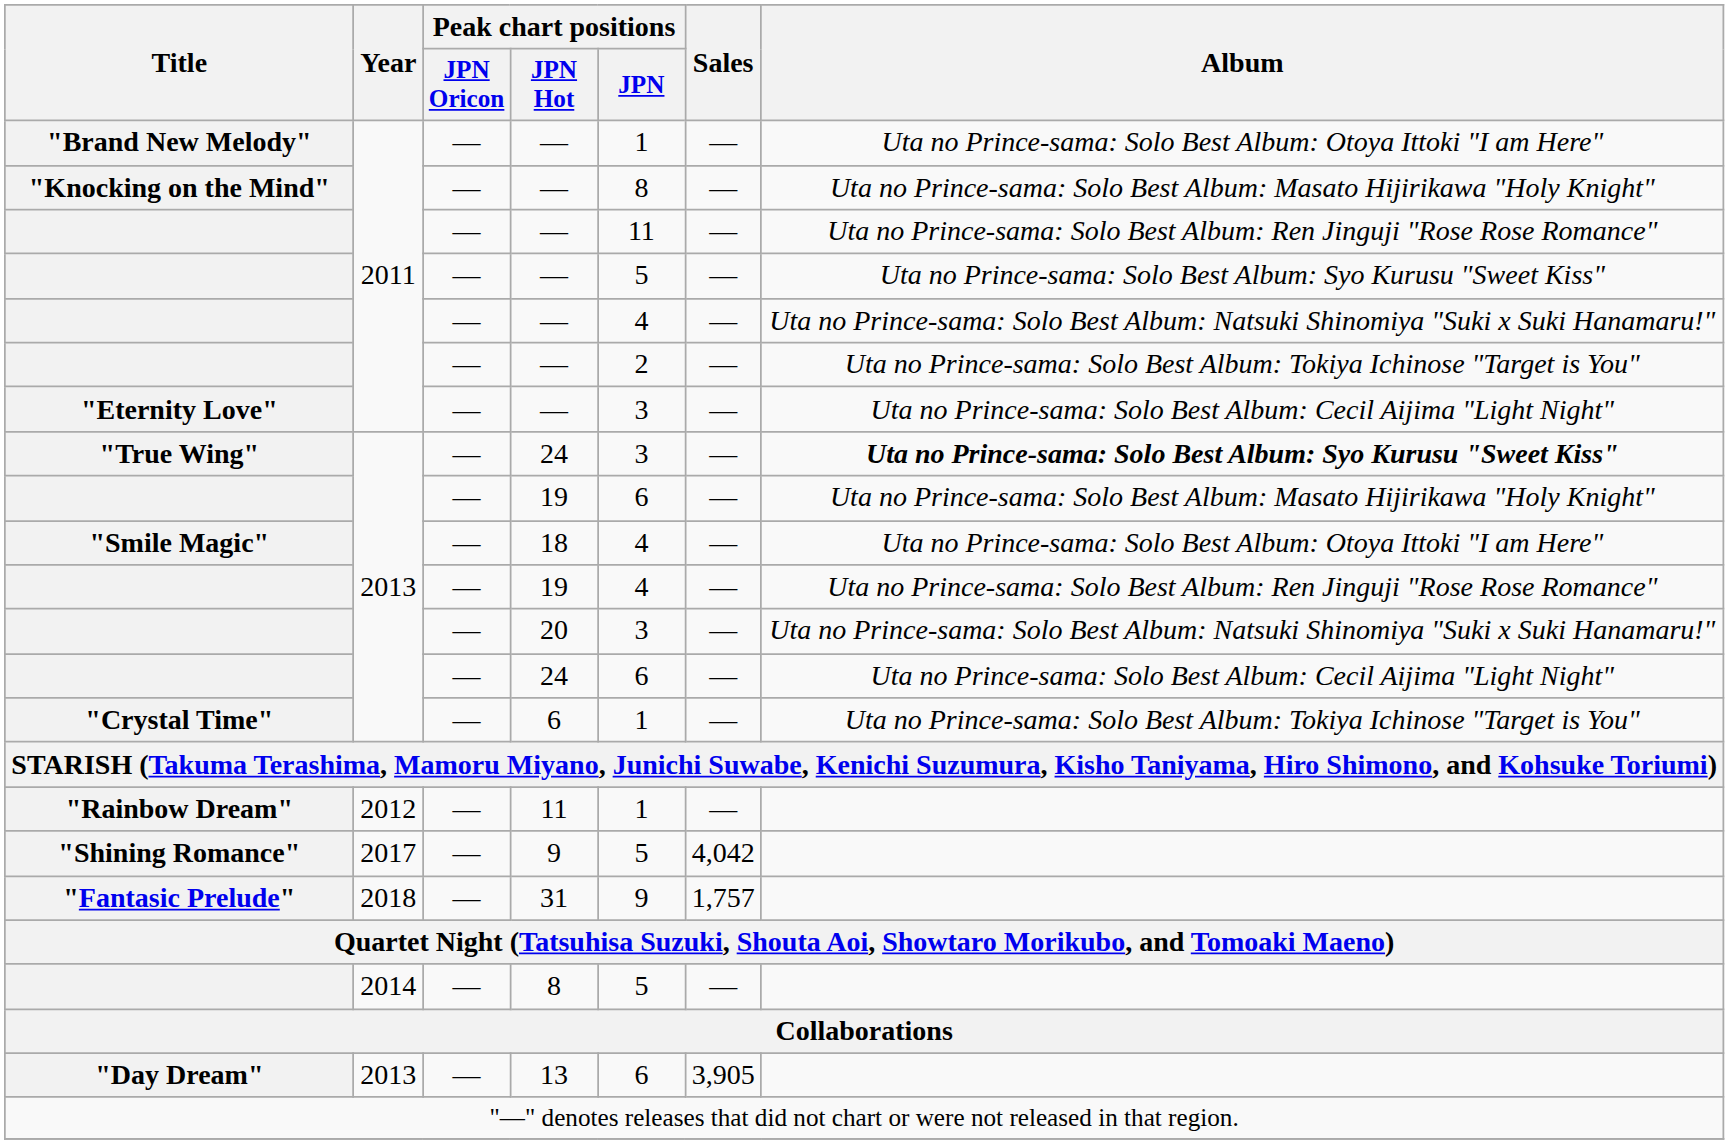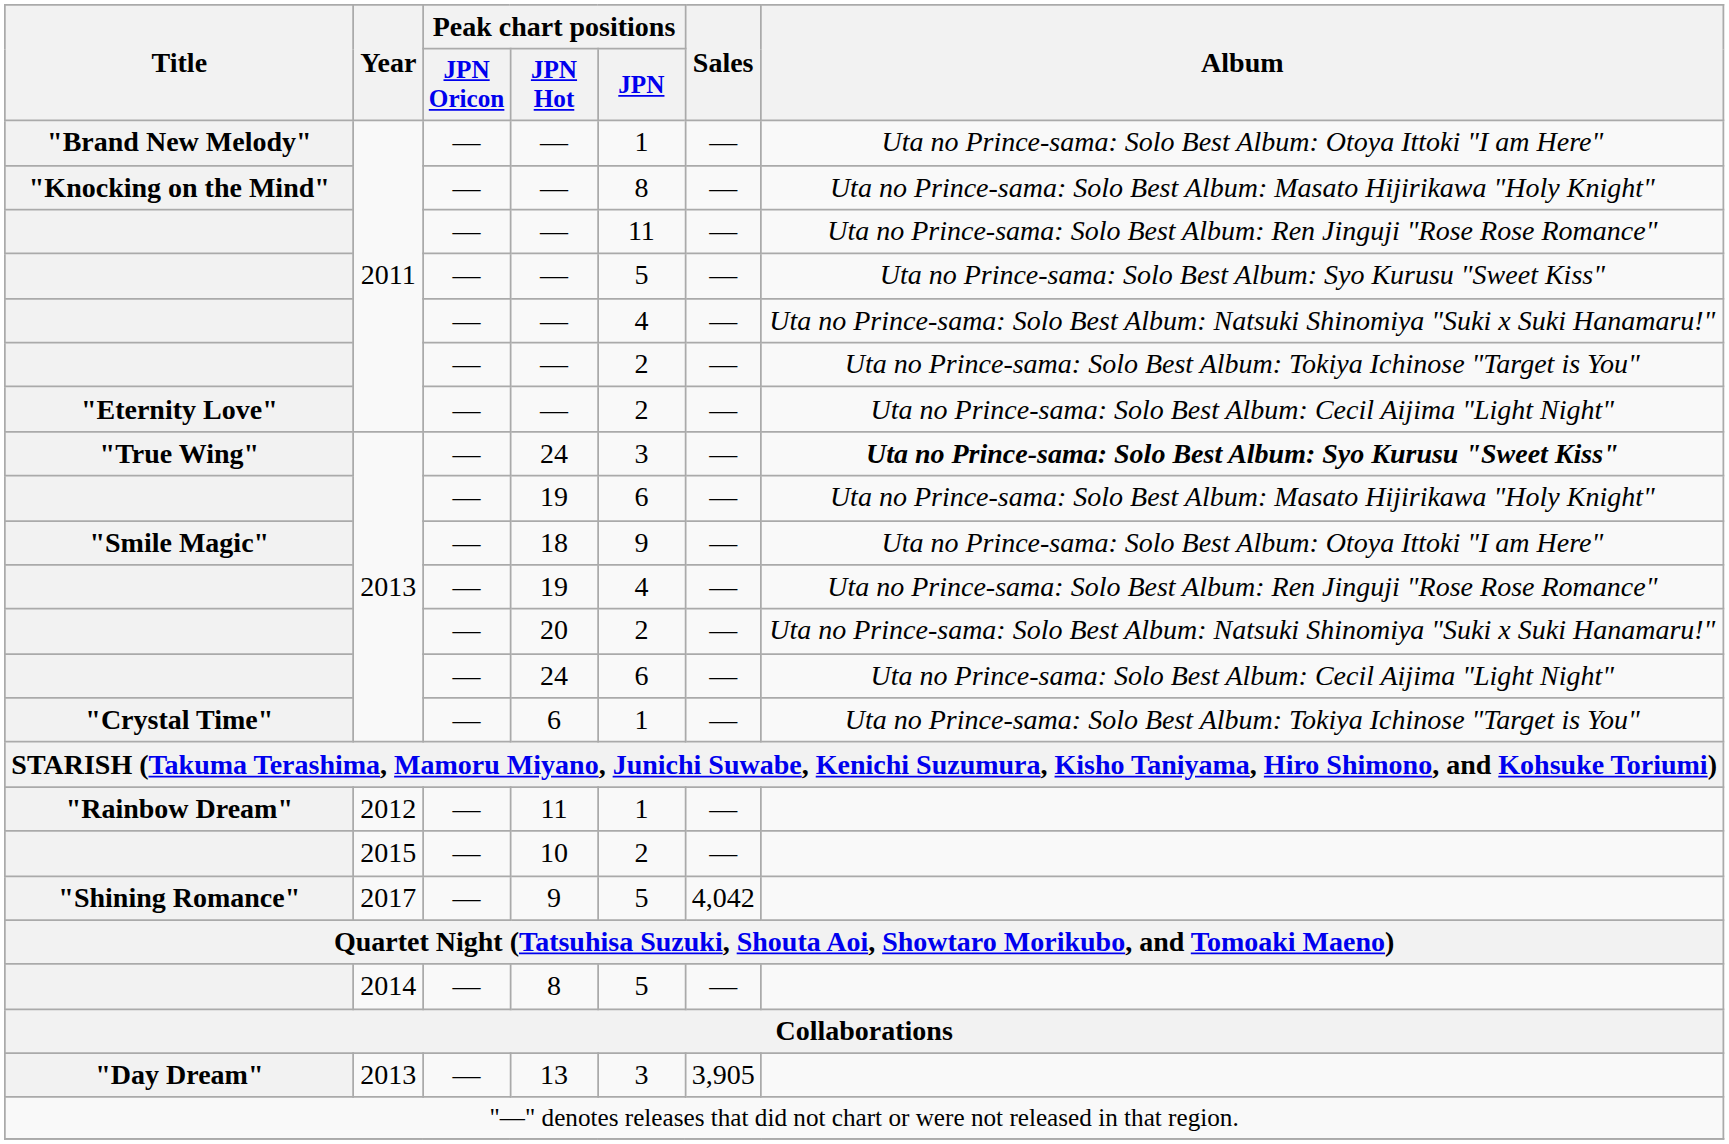(641, 408) 3 -> (641, 408) 2
(641, 542) 4 -> (641, 542) 9
(641, 630) 3 -> (641, 630) 2
+ row: (179, 853)
- row: (179, 897)
(641, 1074) 6 -> (641, 1074) 3
